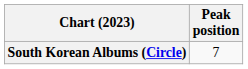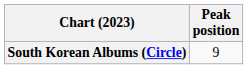(216, 52) 7 -> (216, 52) 9
